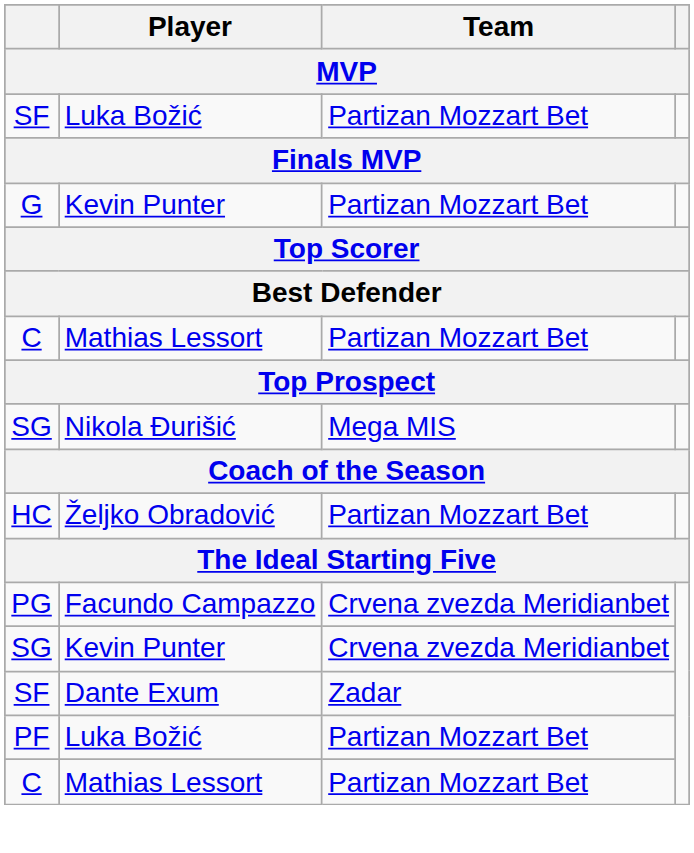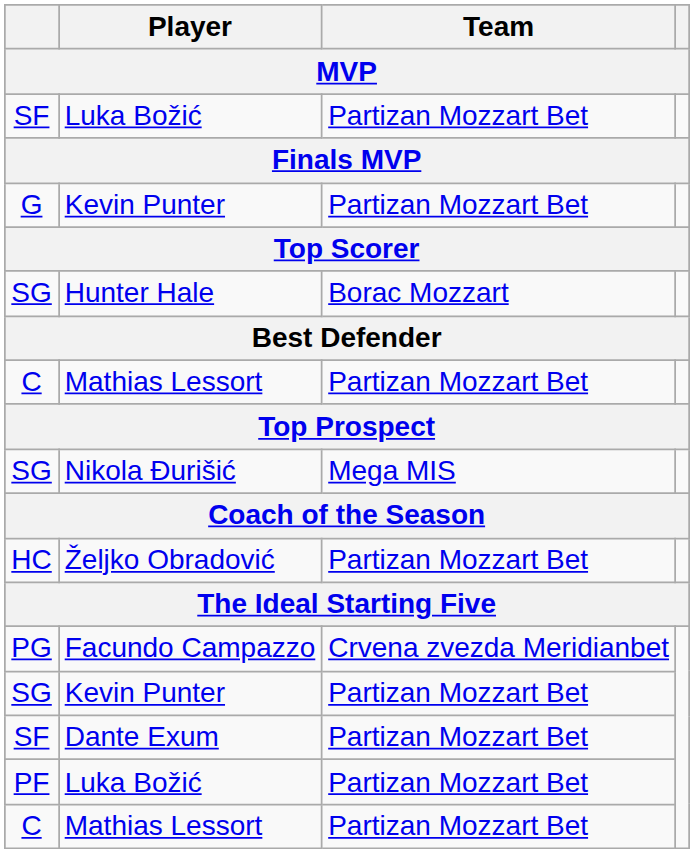+ row: (32, 293)
(499, 648) Crvena zvezda Meridianbet -> (458, 692) Partizan Mozzart Bet
(365, 692) Zadar -> (458, 737) Partizan Mozzart Bet
